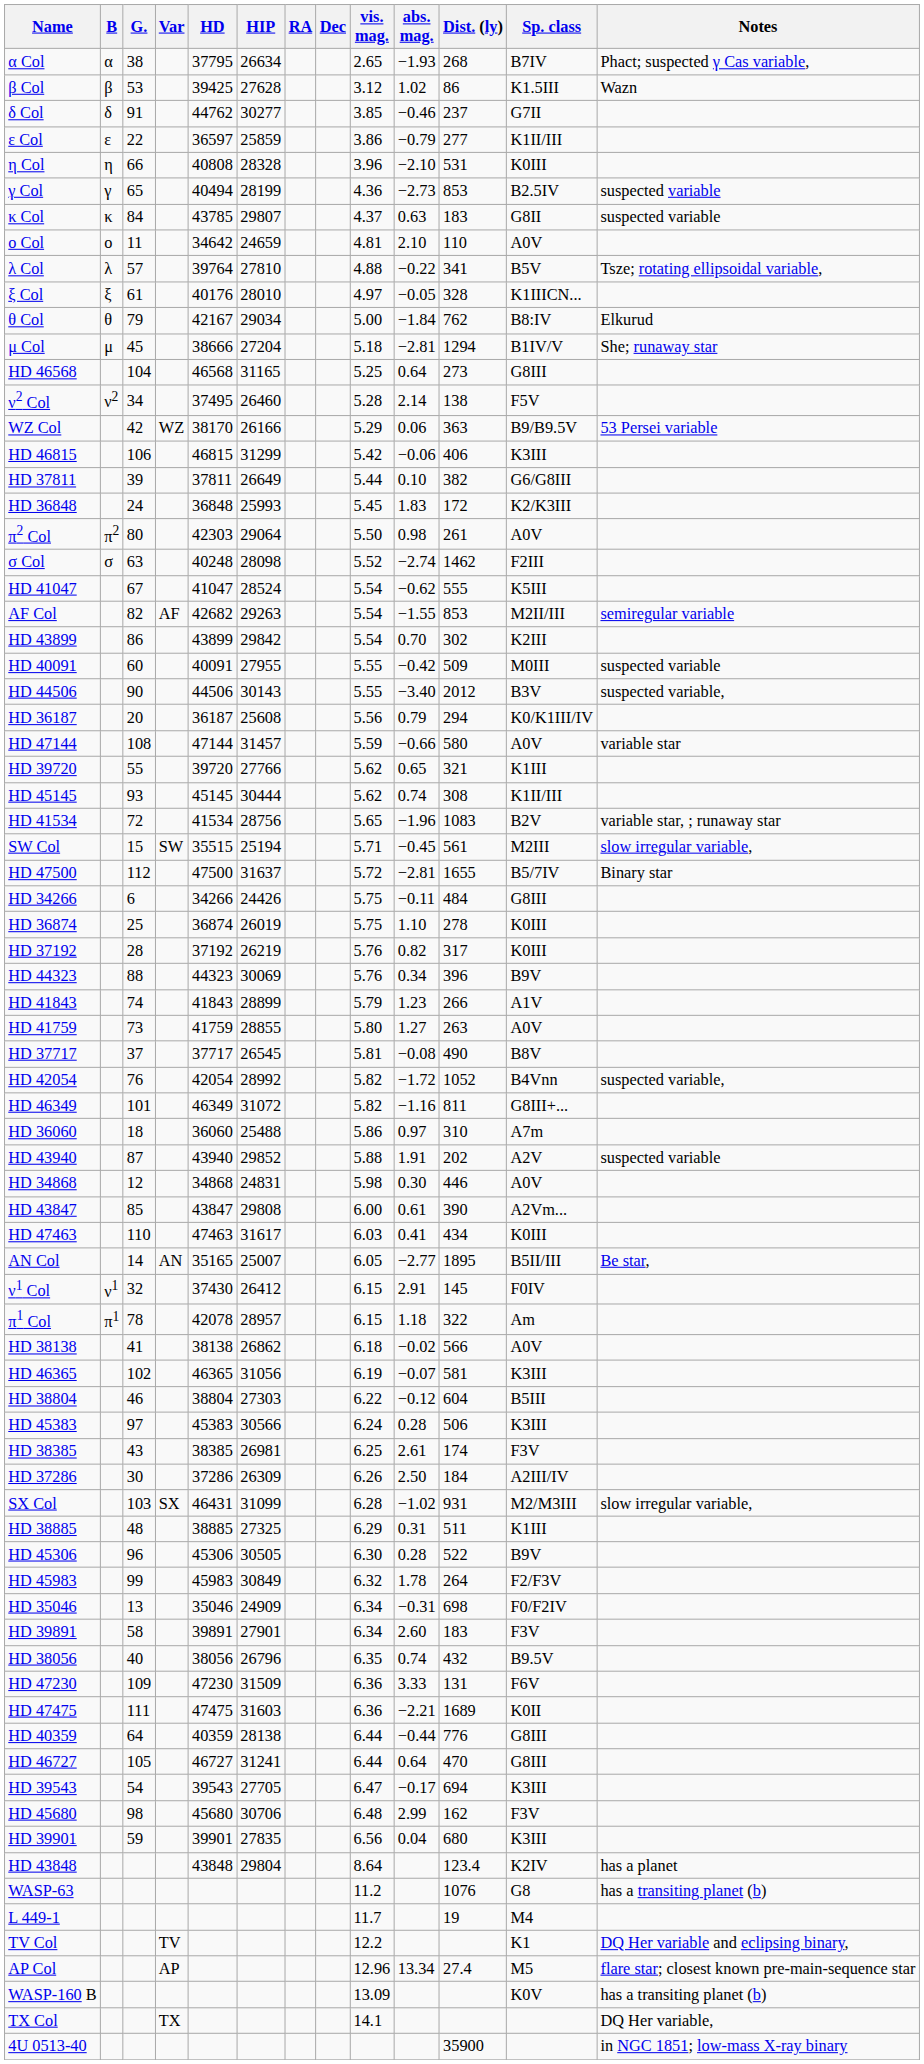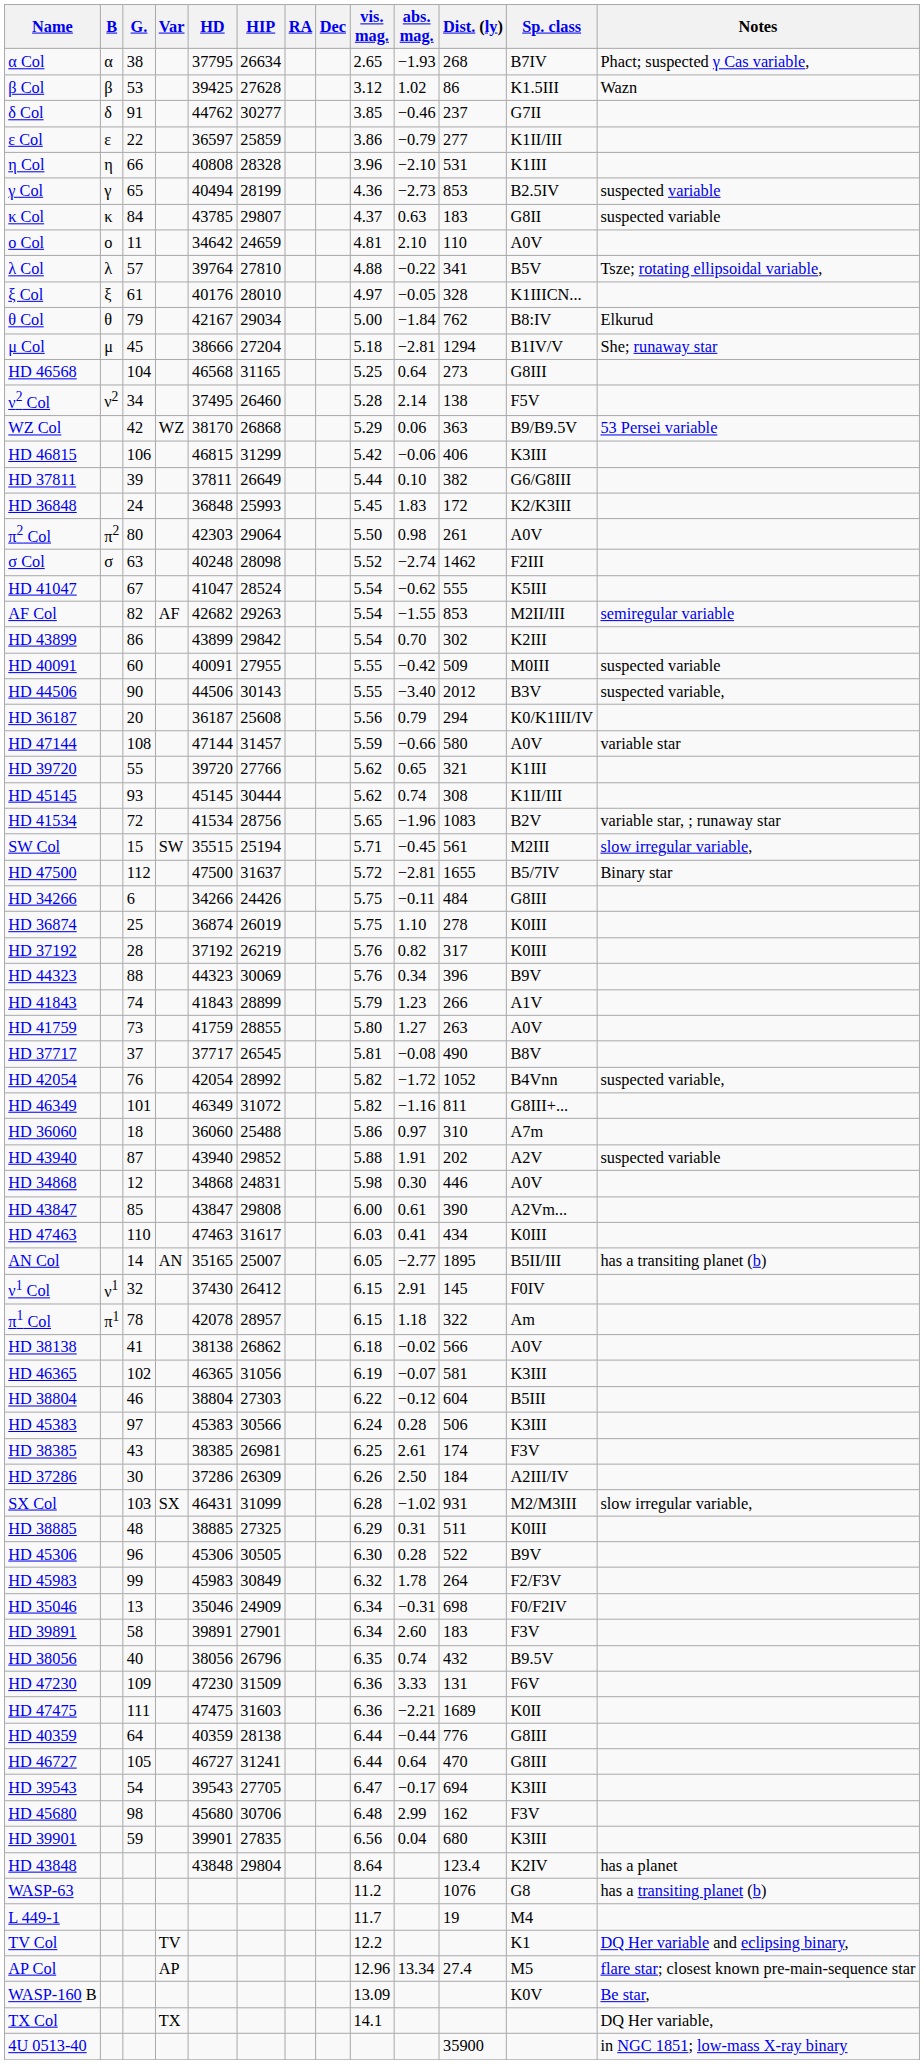(529, 165) K0III -> (529, 165) K1III
(261, 428) 26166 -> (261, 428) 26868
(625, 1261) Be star, -> (683, 1261) has a transiting planet (b)
(529, 1528) K1III -> (529, 1528) K0III
(683, 1994) has a transiting planet (b) -> (625, 1994) Be star,
